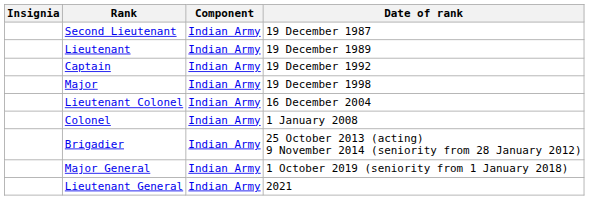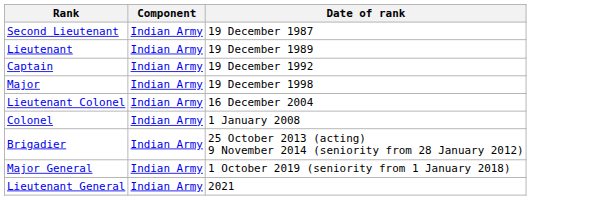- column: (33, 13)
